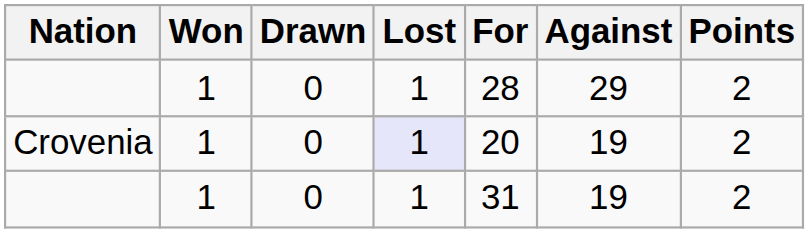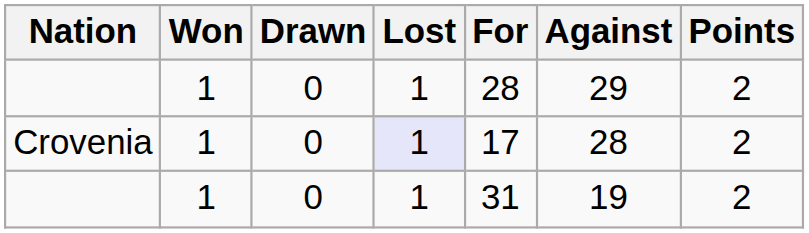(500, 142) 20 -> (500, 142) 17
(608, 142) 19 -> (608, 142) 28
